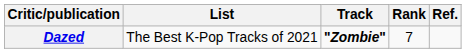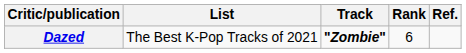(409, 37) 7 -> (409, 37) 6
